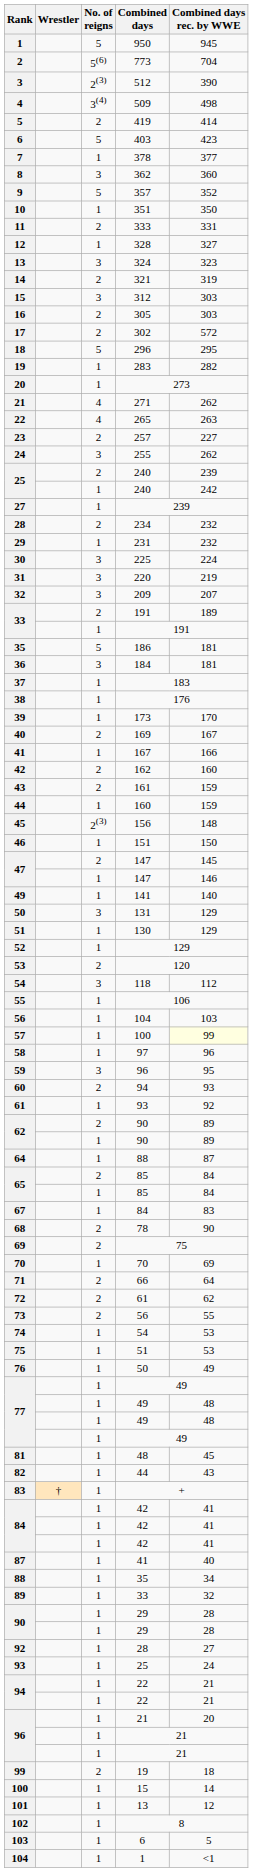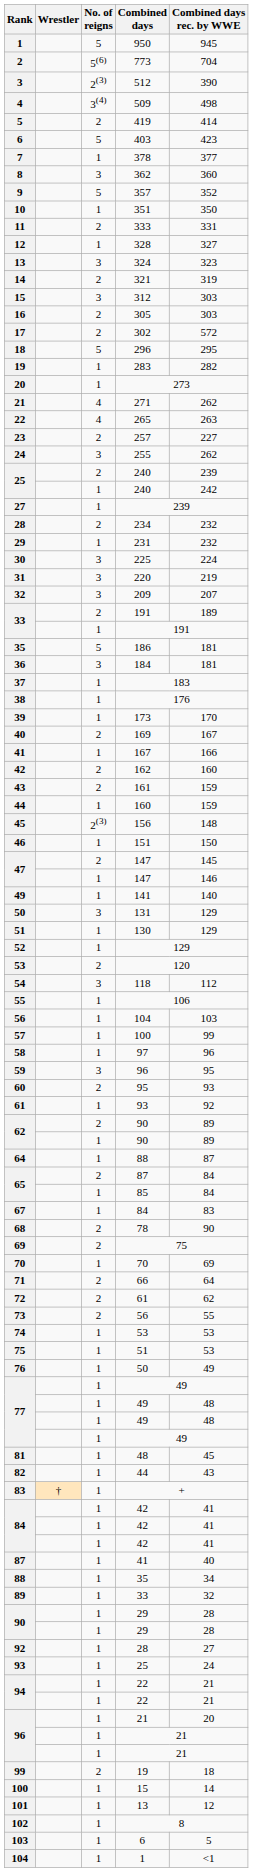(209, 1035) lightyellow background -> (209, 1035) no background
(142, 1088) 94 -> (142, 1088) 95
(142, 1175) 85 -> (142, 1175) 87
(142, 1333) 54 -> (142, 1333) 53
